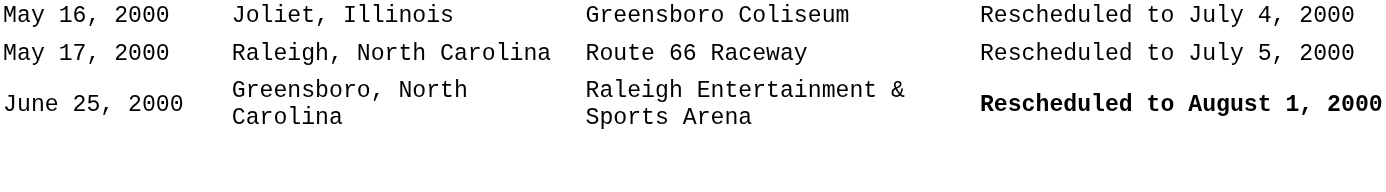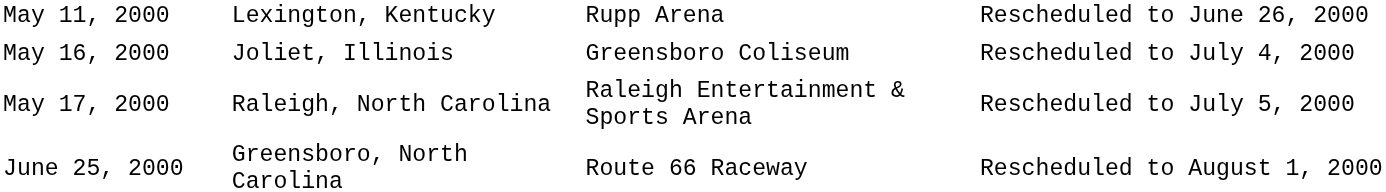+ row: (86, 16)
(697, 54) Route 66 Raceway -> (745, 104) Raleigh Entertainment & Sports Arena
(745, 104) Raleigh Entertainment & Sports Arena -> (697, 168) Route 66 Raceway
(1181, 104) bold -> (1181, 168) normal
